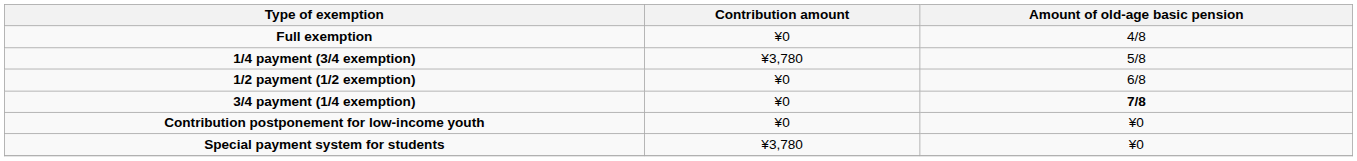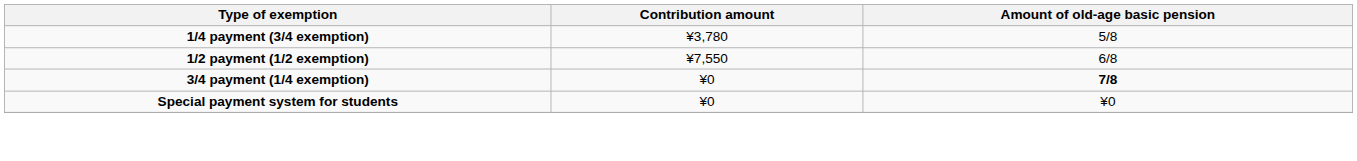- row: (324, 36)
(782, 79) ¥0 -> (707, 58) ¥7,550
- row: (324, 123)
(782, 144) ¥3,780 -> (707, 101) ¥0
